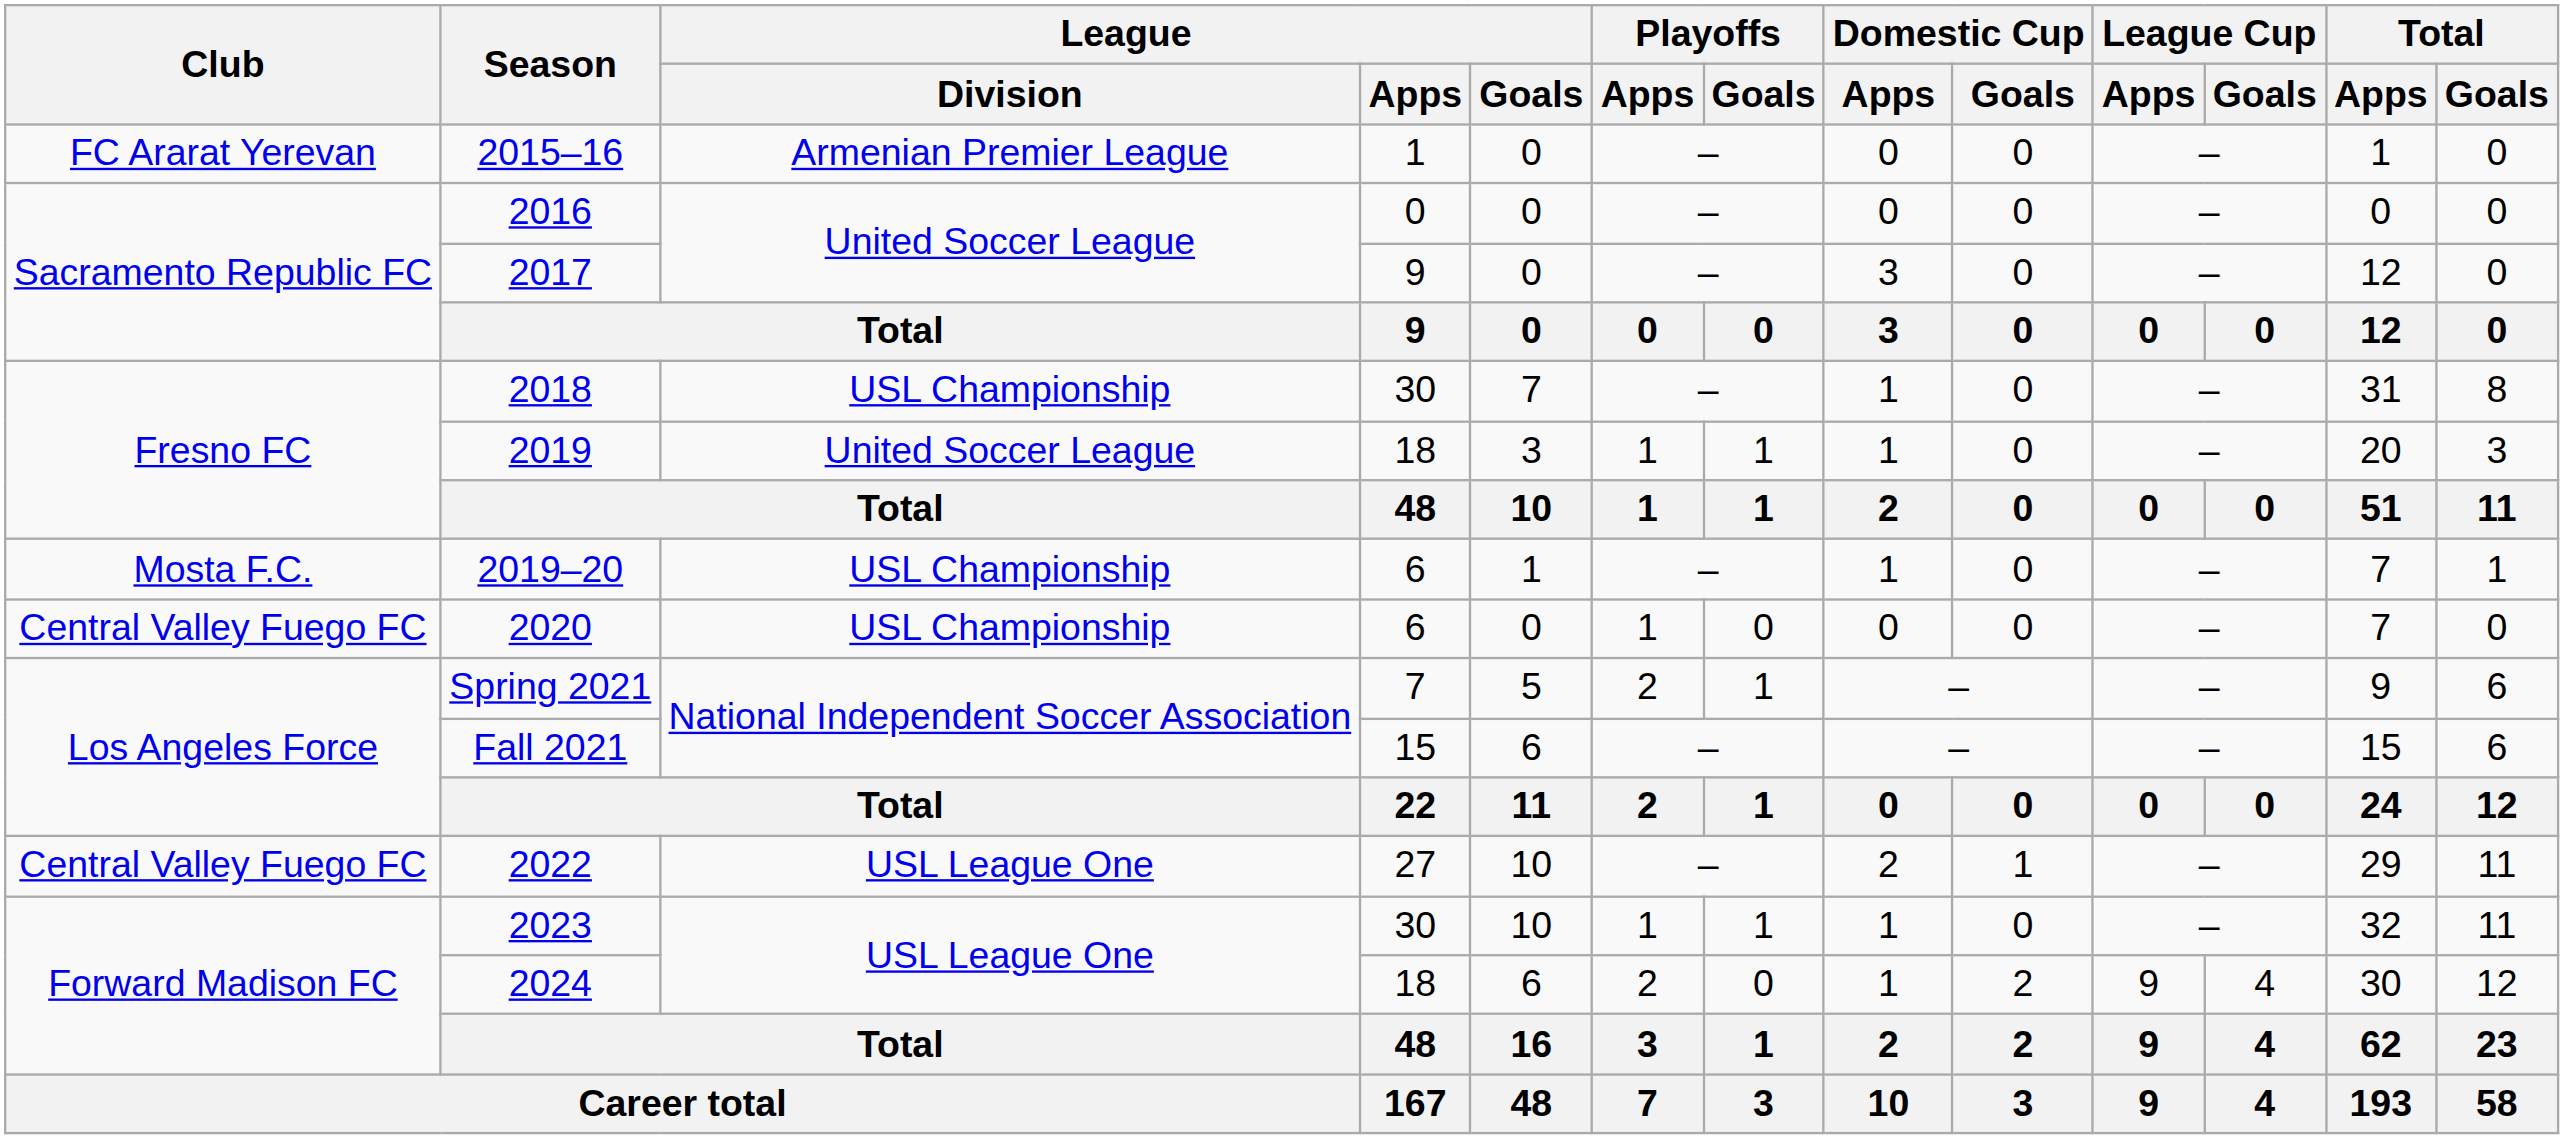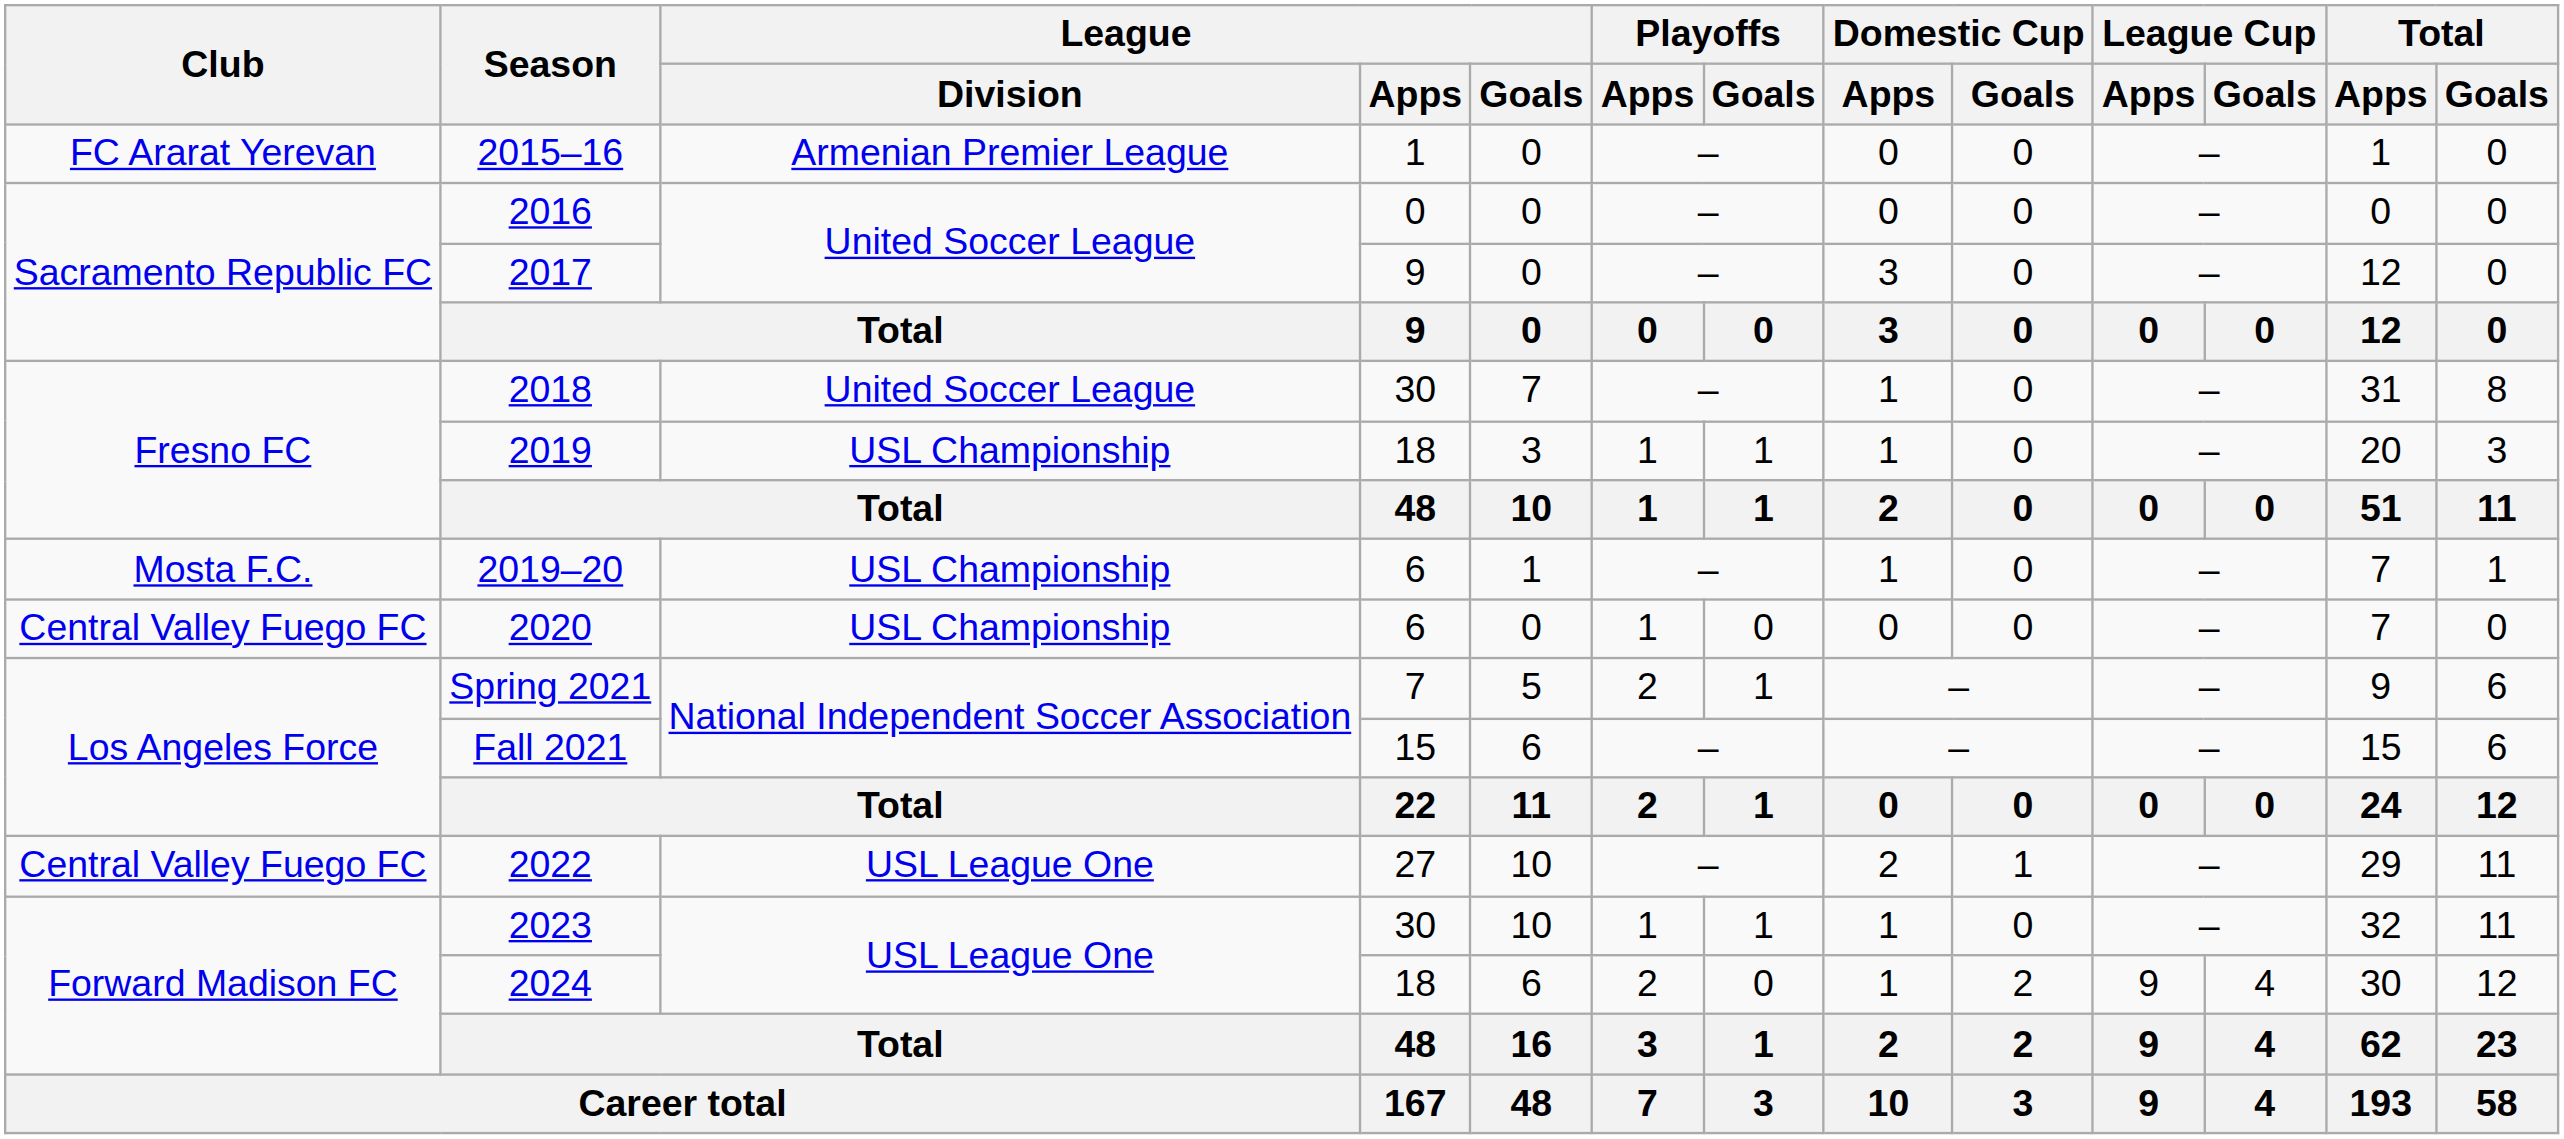(1010, 390) USL Championship -> (1010, 390) United Soccer League
(1010, 449) United Soccer League -> (1010, 449) USL Championship
